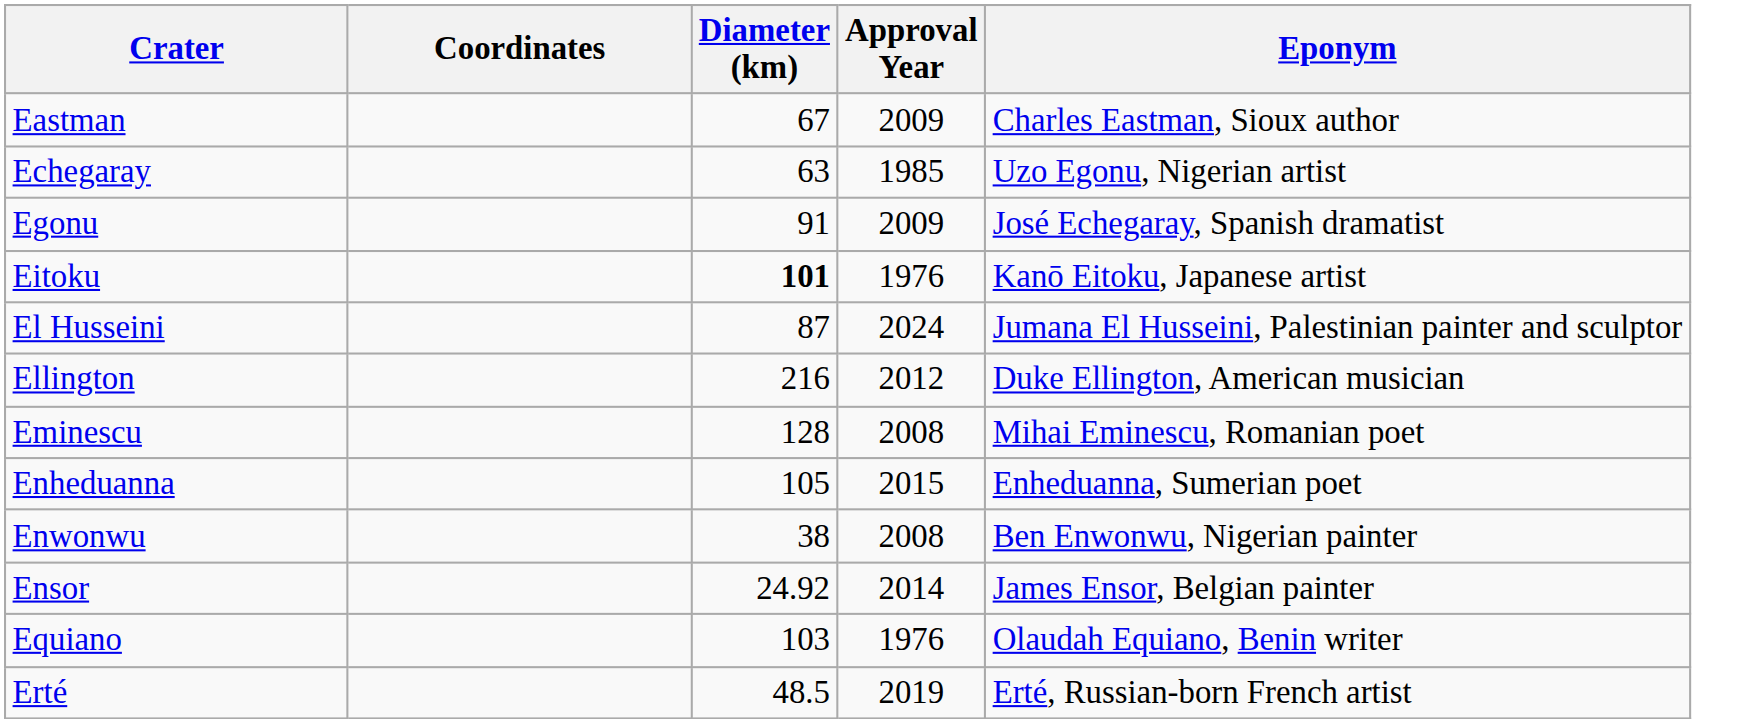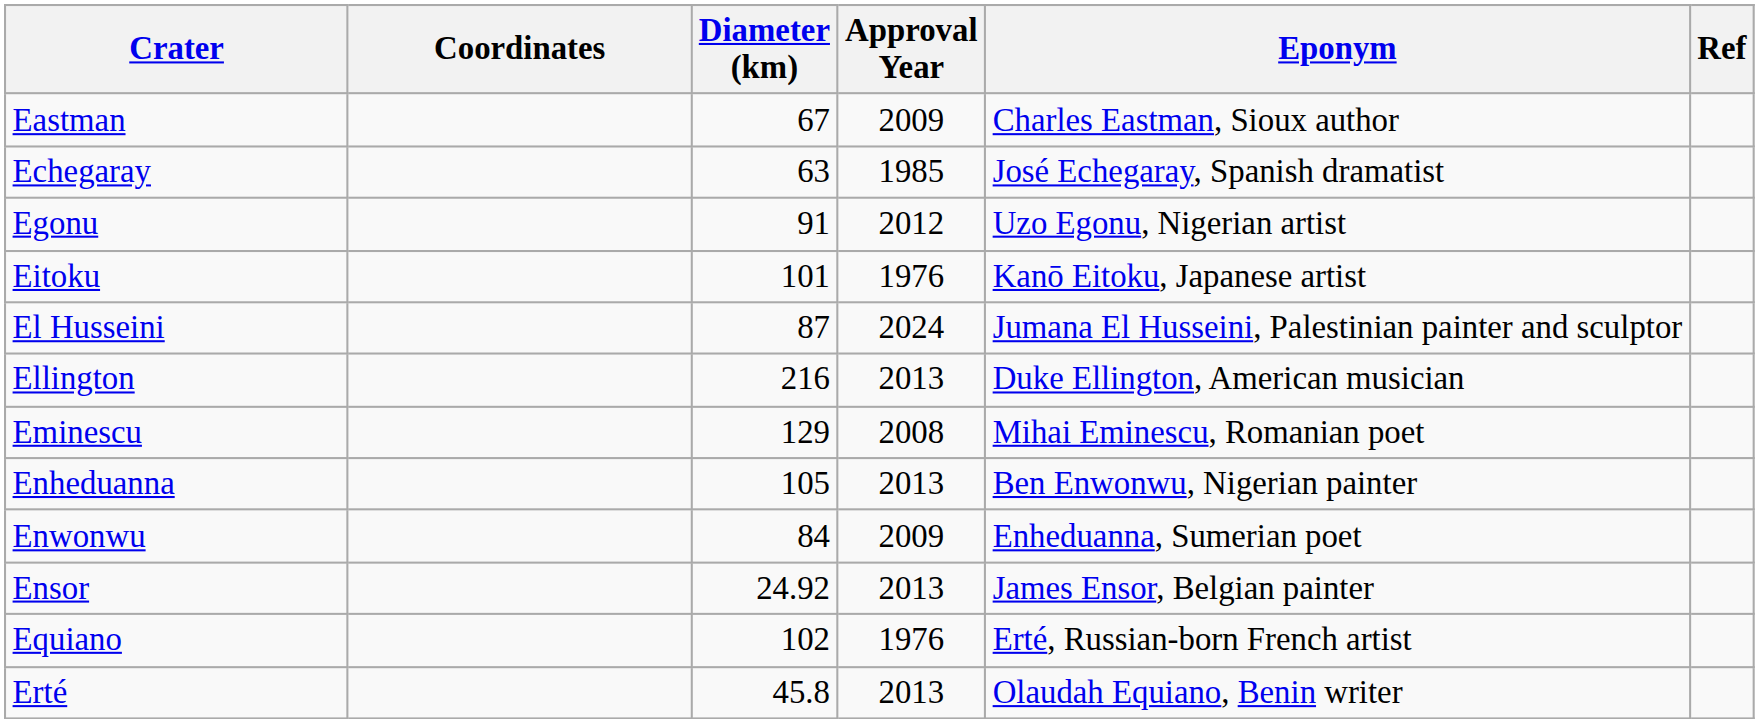+ column: (1722, 48)
(1169, 171) Uzo Egonu, Nigerian artist -> (1218, 171) José Echegaray, Spanish dramatist
(911, 223) 2009 -> (911, 223) 2012
(1218, 223) José Echegaray, Spanish dramatist -> (1169, 223) Uzo Egonu, Nigerian artist
(805, 275) bold -> (805, 275) normal
(911, 379) 2012 -> (911, 379) 2013
(805, 431) 128 -> (805, 431) 129
(911, 483) 2015 -> (911, 483) 2013
(1177, 483) Enheduanna, Sumerian poet -> (1205, 483) Ben Enwonwu, Nigerian painter
(814, 535) 38 -> (814, 535) 84
(911, 535) 2008 -> (911, 535) 2009
(1205, 535) Ben Enwonwu, Nigerian painter -> (1177, 535) Enheduanna, Sumerian poet
(911, 587) 2014 -> (911, 587) 2013
(805, 639) 103 -> (805, 639) 102
(1198, 639) Olaudah Equiano, Benin writer -> (1202, 639) Erté, Russian-born French artist
(801, 691) 48.5 -> (801, 691) 45.8
(911, 691) 2019 -> (911, 691) 2013
(1202, 691) Erté, Russian-born French artist -> (1198, 691) Olaudah Equiano, Benin writer
